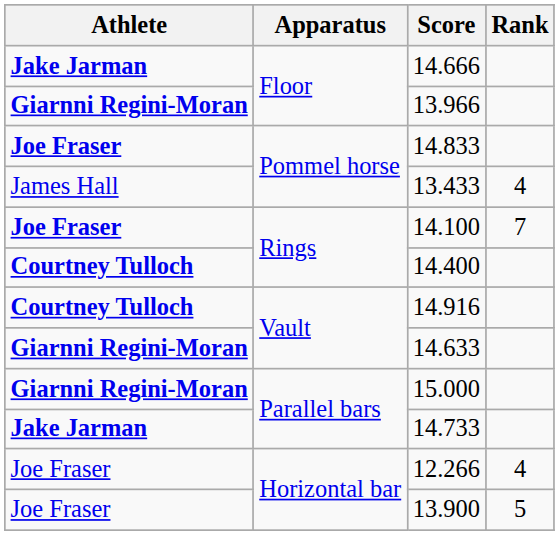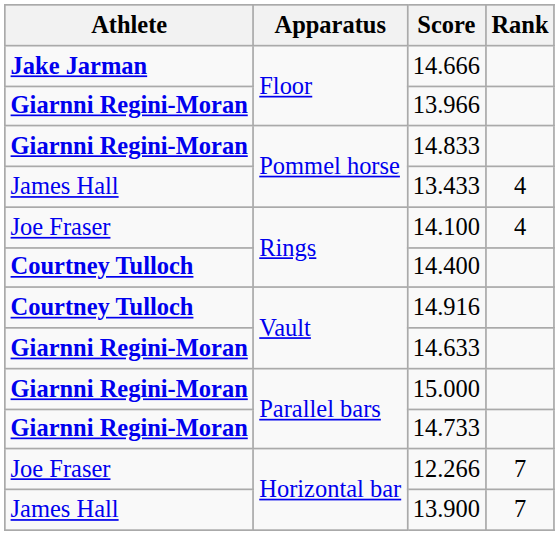(66, 146) Joe Fraser -> (129, 146) Giarnni Regini-Moran
(66, 226) bold -> (61, 226) normal
(520, 226) 7 -> (520, 226) 4
(79, 428) Jake Jarman -> (129, 428) Giarnni Regini-Moran
(520, 469) 4 -> (520, 469) 7
(61, 509) Joe Fraser -> (65, 509) James Hall
(520, 509) 5 -> (520, 509) 7
